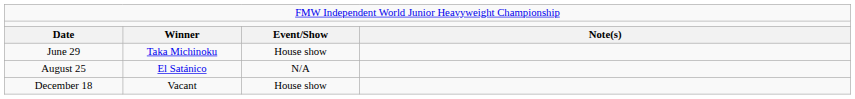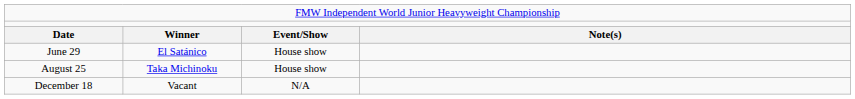(182, 51) Taka Michinoku -> (182, 51) El Satánico
(182, 68) El Satánico -> (182, 68) Taka Michinoku
(300, 68) N/A -> (300, 68) House show
(300, 85) House show -> (300, 85) N/A
